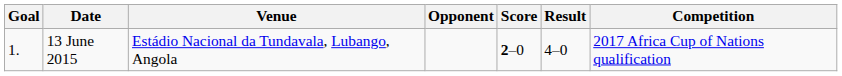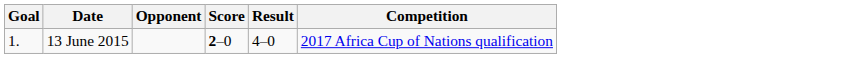- column: (276, 16)
